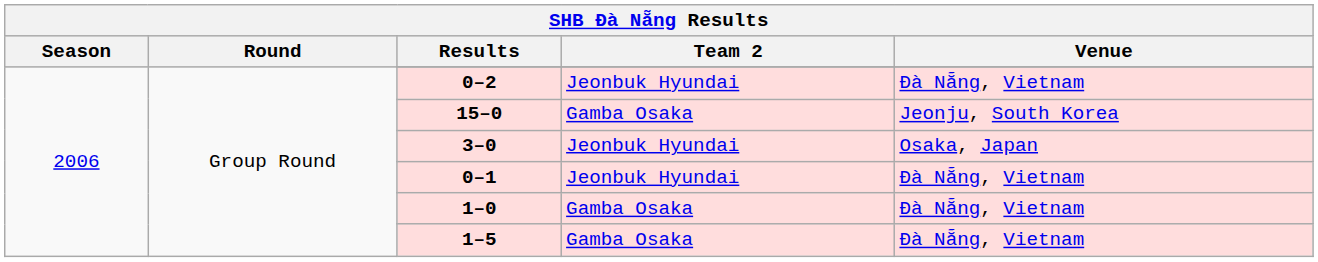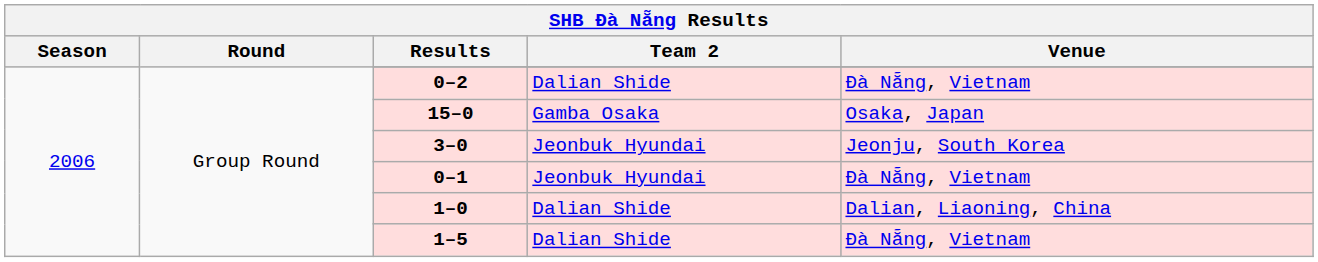(653, 83) Jeonbuk Hyundai -> (602, 83) Dalian Shide
(1009, 114) Jeonju, South Korea -> (915, 114) Osaka, Japan
(969, 146) Osaka, Japan -> (955, 146) Jeonju, South Korea
(630, 209) Gamba Osaka -> (602, 209) Dalian Shide
(992, 209) Đà Nẵng, Vietnam -> (978, 209) Dalian, Liaoning, China
(630, 240) Gamba Osaka -> (602, 240) Dalian Shide
